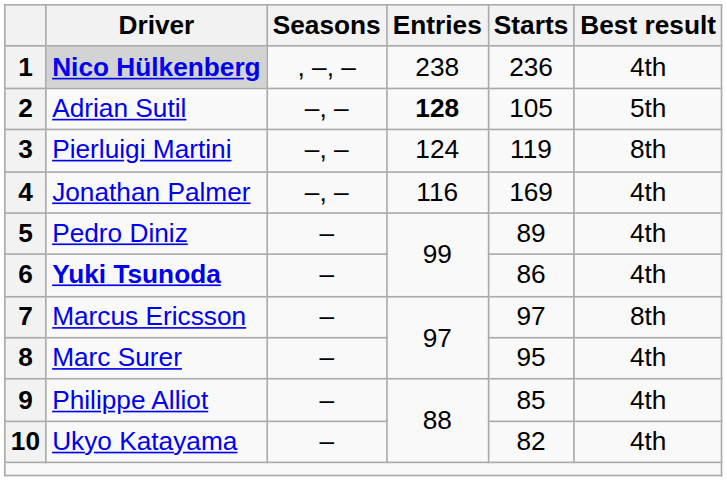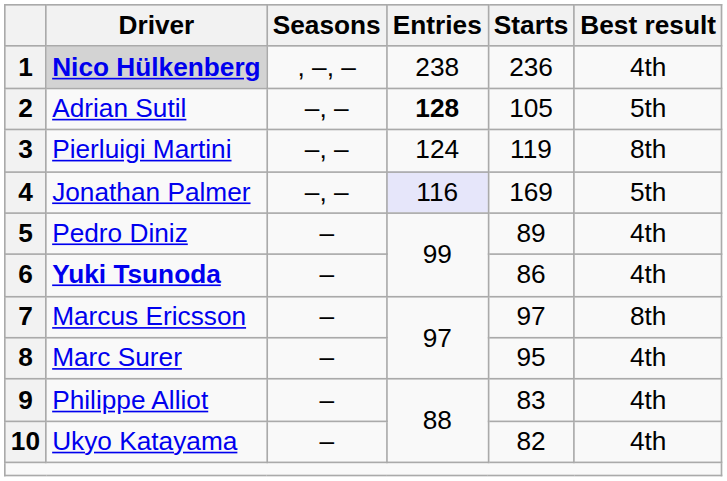(437, 191) no background -> (437, 191) lavender background
(648, 191) 4th -> (648, 191) 5th
(531, 399) 85 -> (531, 399) 83
